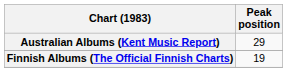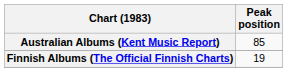(259, 42) 29 -> (259, 42) 85
